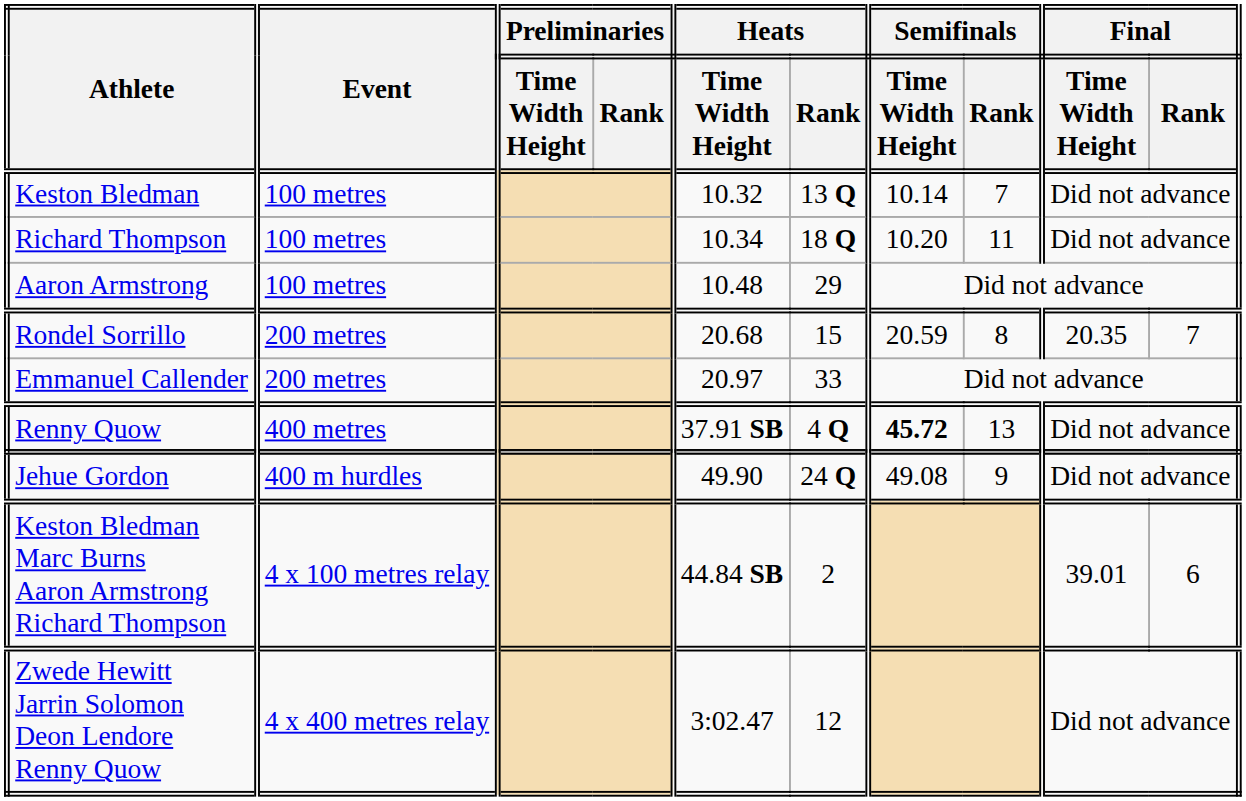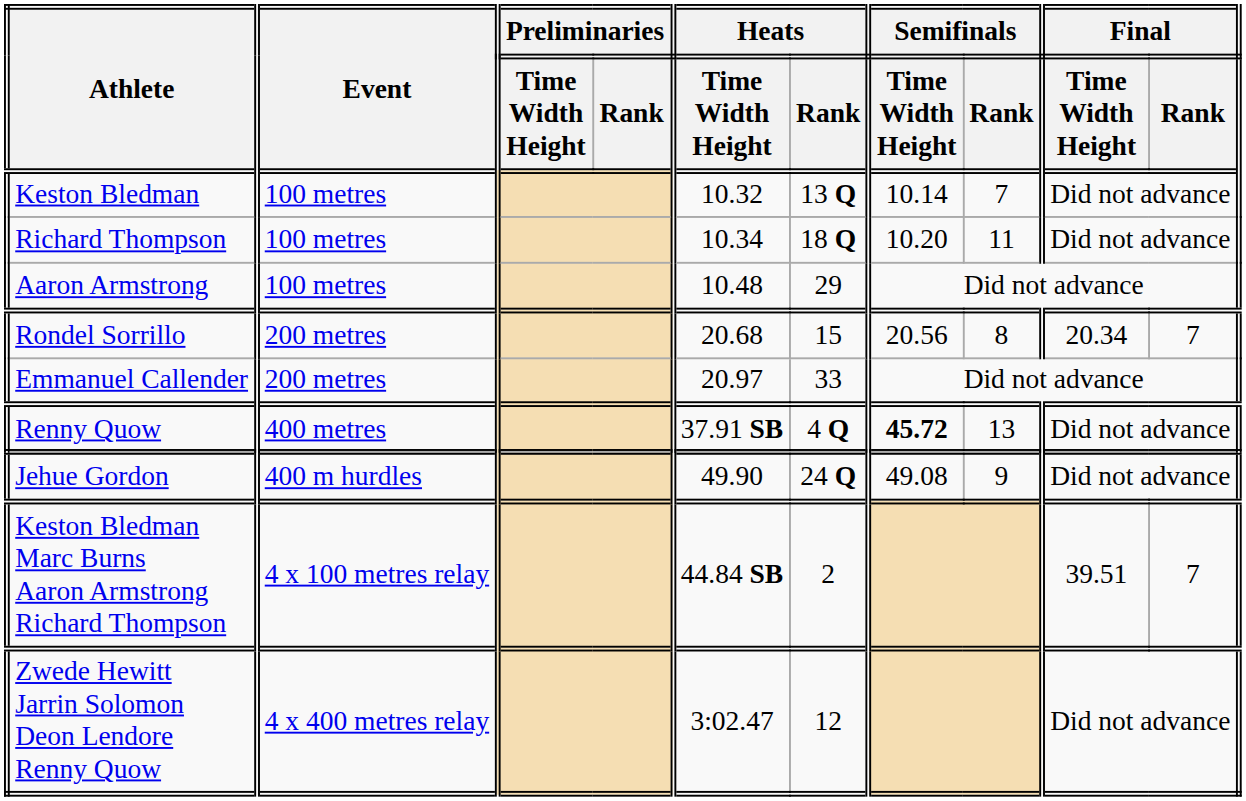(917, 334) 20.59 -> (917, 334) 20.56
(1096, 334) 20.35 -> (1096, 334) 20.34
(1096, 574) 39.01 -> (1096, 574) 39.51
(1193, 574) 6 -> (1193, 574) 7
